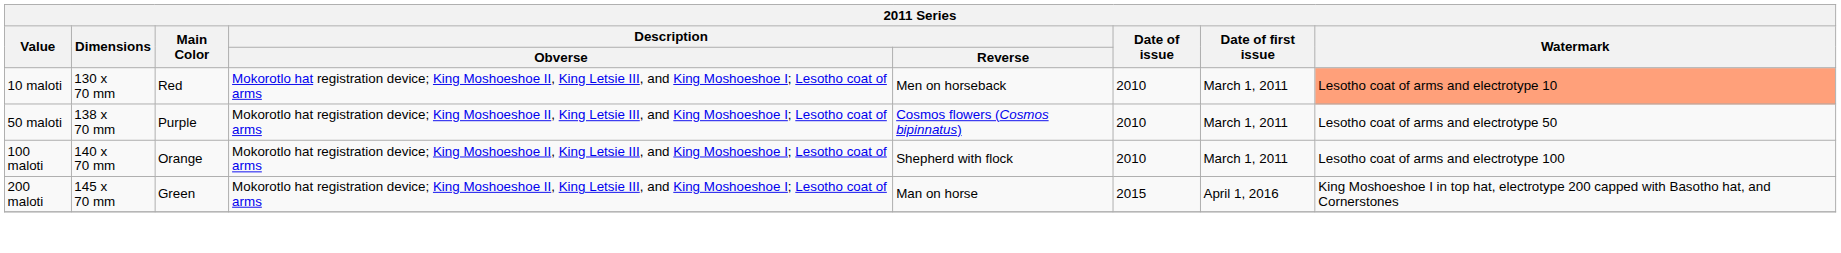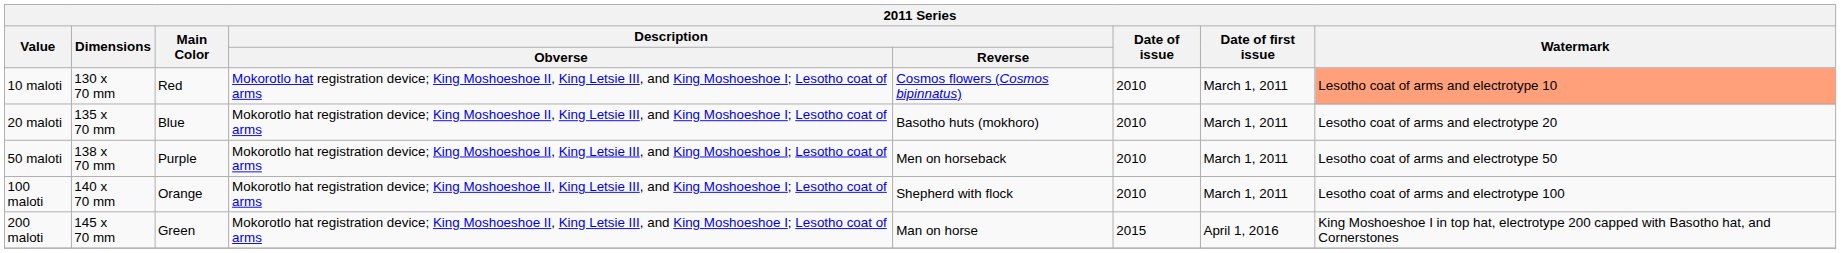(951, 86) Men on horseback -> (972, 86) Cosmos flowers (Cosmos bipinnatus)
+ row: (35, 122)
(972, 122) Cosmos flowers (Cosmos bipinnatus) -> (951, 158) Men on horseback
